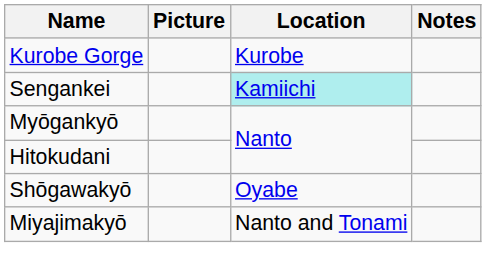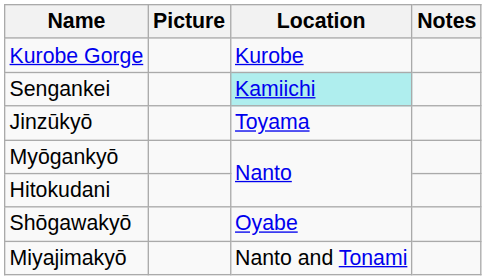+ row: (51, 122)
